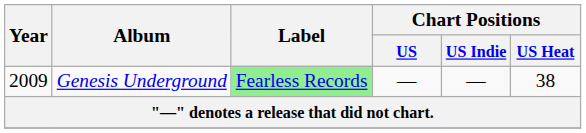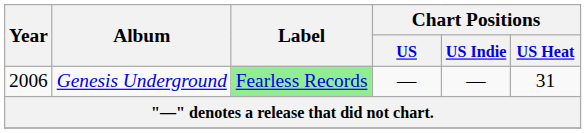(28, 81) 2009 -> (28, 81) 2006
(545, 81) 38 -> (545, 81) 31
